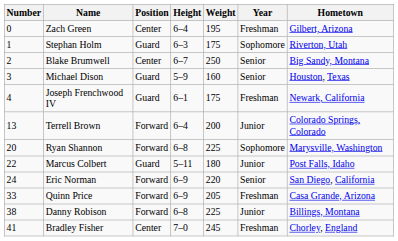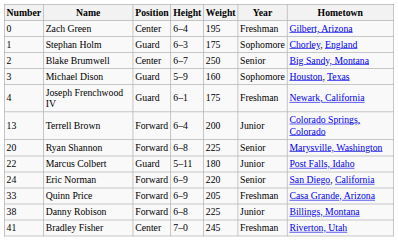(318, 44) Riverton, Utah -> (323, 44) Chorley, England
(253, 76) Senior -> (263, 76) Sophomore
(263, 148) Sophomore -> (253, 148) Senior
(323, 228) Chorley, England -> (318, 228) Riverton, Utah
